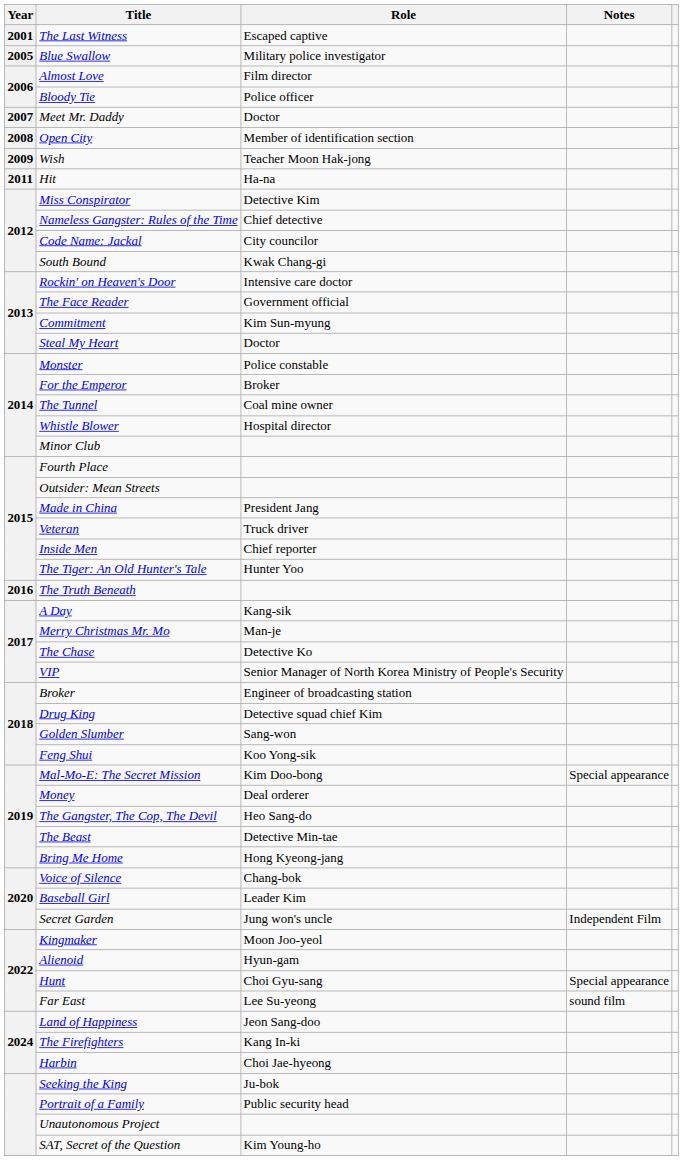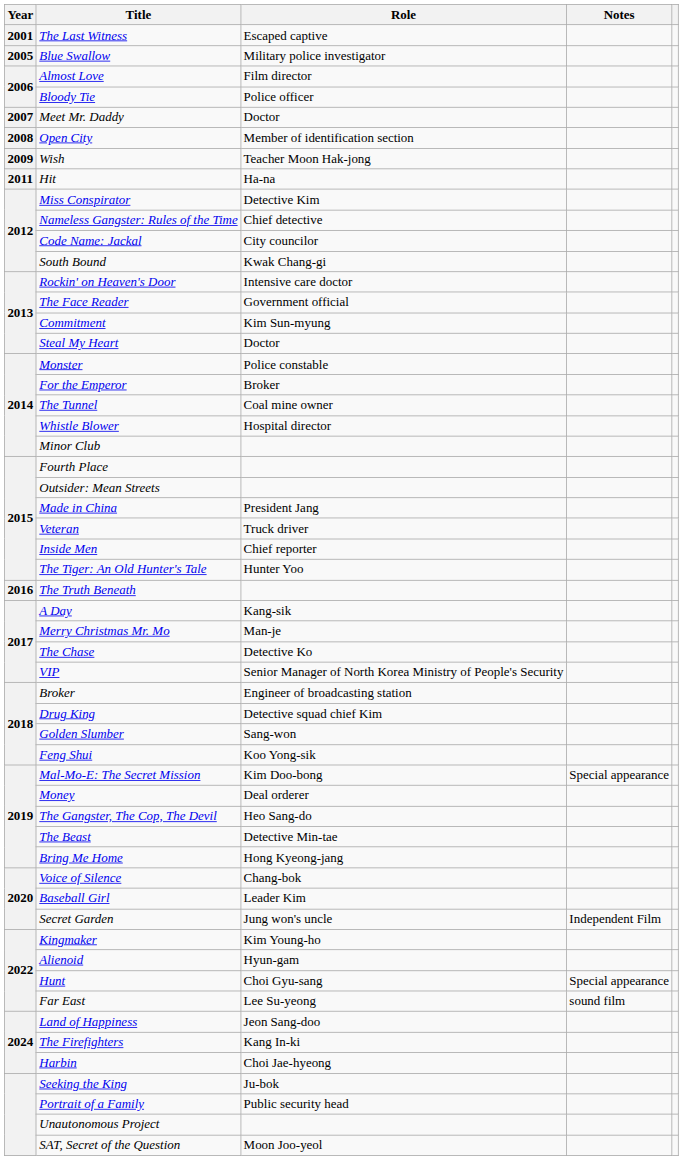(283, 939) Moon Joo-yeol -> (282, 939) Kim Young-ho
(282, 1145) Kim Young-ho -> (283, 1145) Moon Joo-yeol
